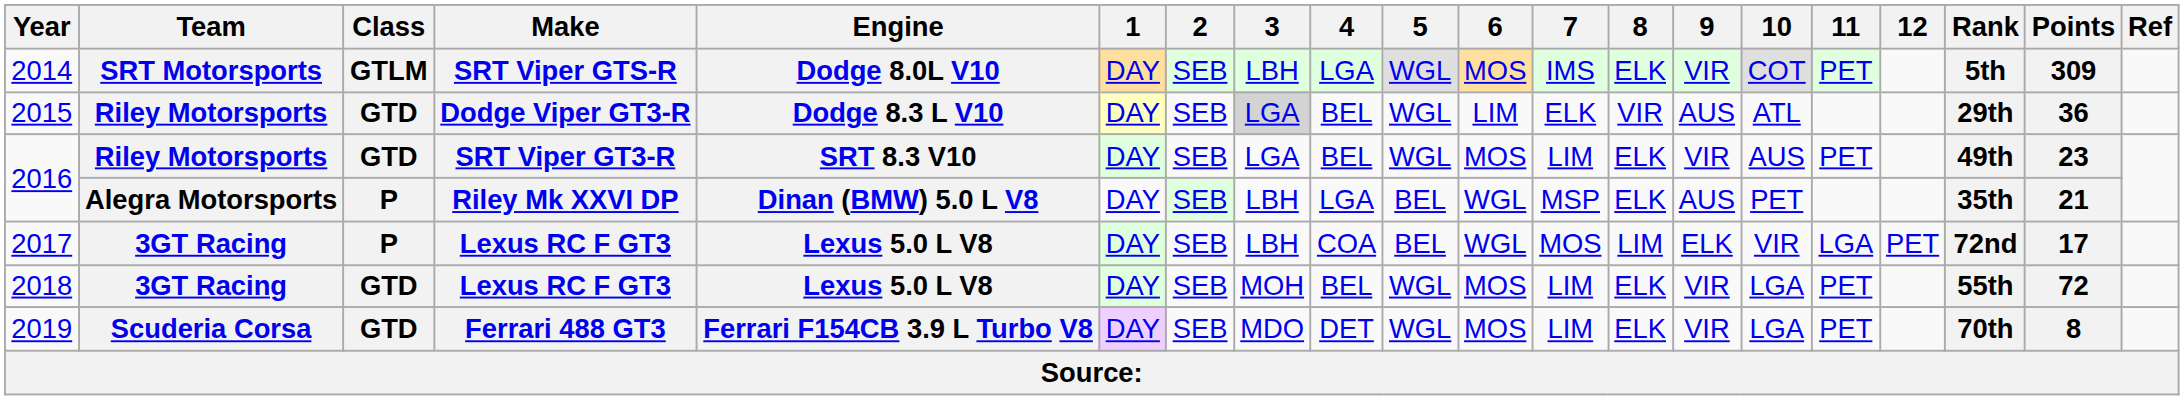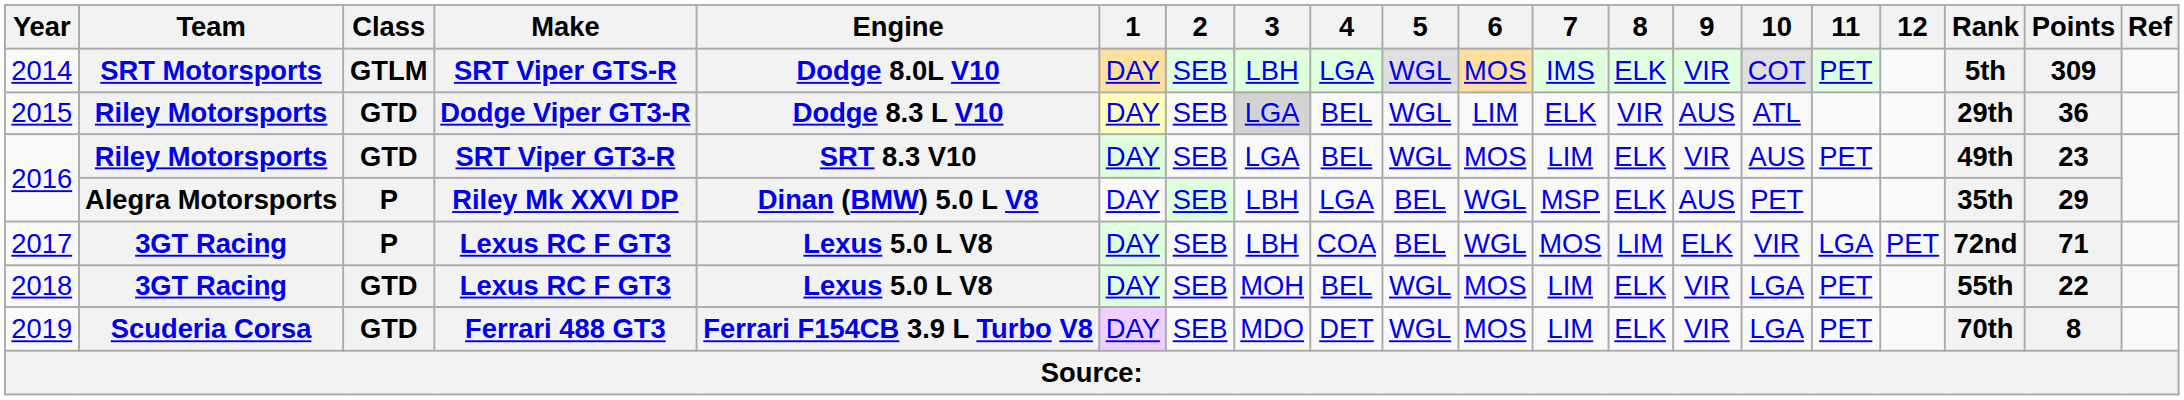(2074, 200) 21 -> (2074, 200) 29
(2074, 243) 17 -> (2074, 243) 71
(2074, 286) 72 -> (2074, 286) 22
